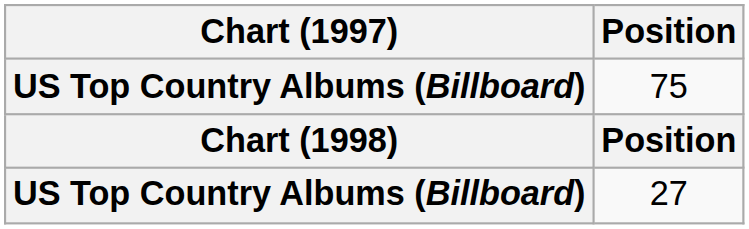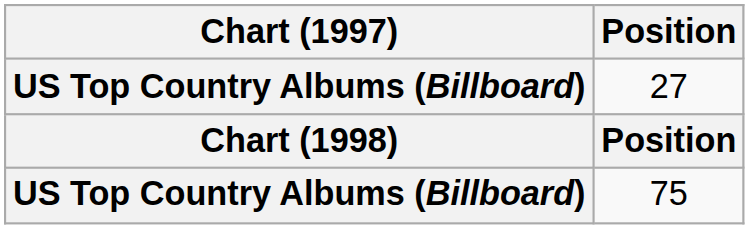rows swapped: (669, 85) <-> (669, 194)
